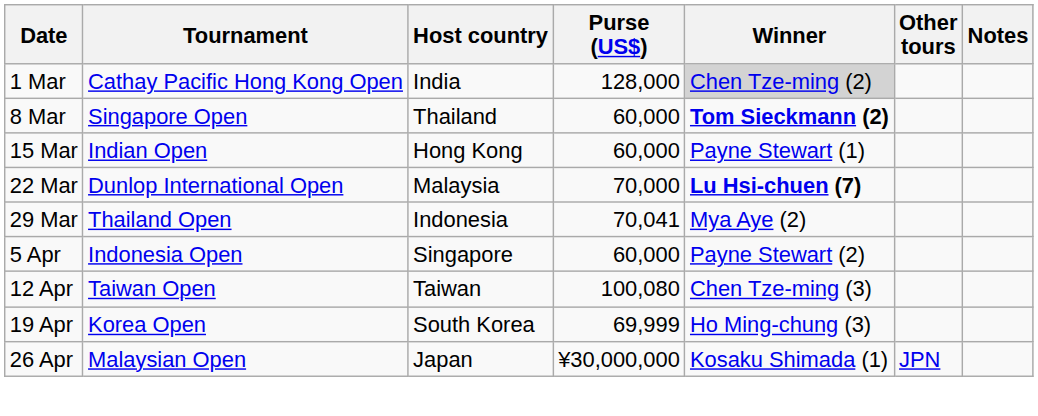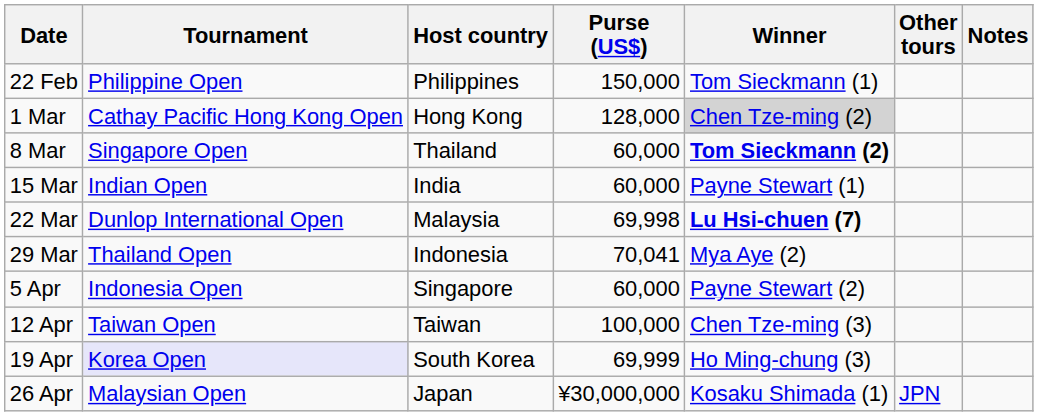+ row: (44, 81)
(437, 81) India -> (468, 116) Hong Kong
(468, 151) Hong Kong -> (437, 185) India
(646, 185) 70,000 -> (646, 220) 69,998
(640, 289) 100,080 -> (640, 324) 100,000
(147, 324) no background -> (147, 359) lavender background
